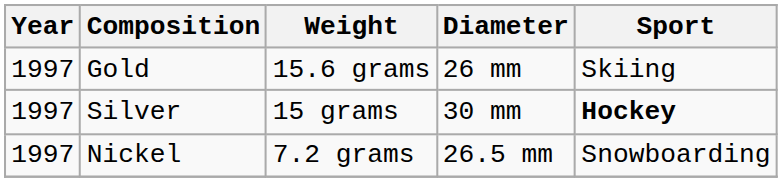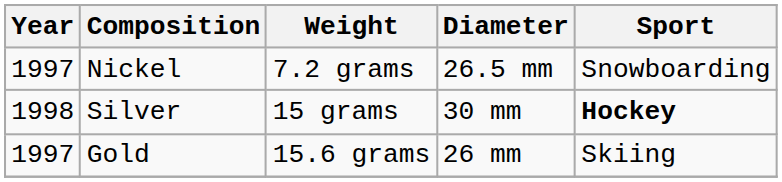rows swapped: (118, 69) <-> (134, 155)
(43, 112) 1997 -> (43, 112) 1998
